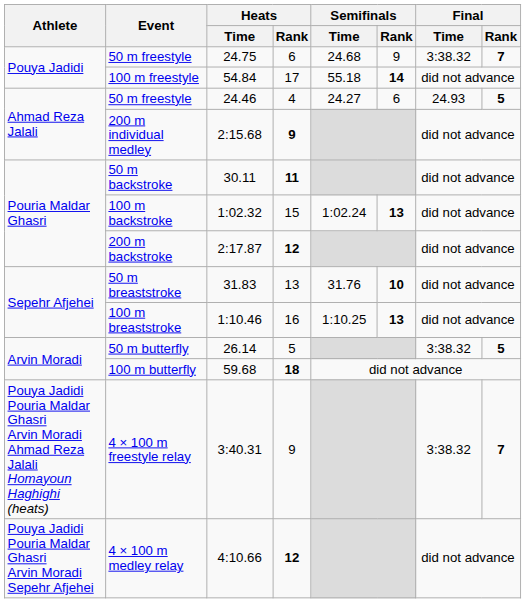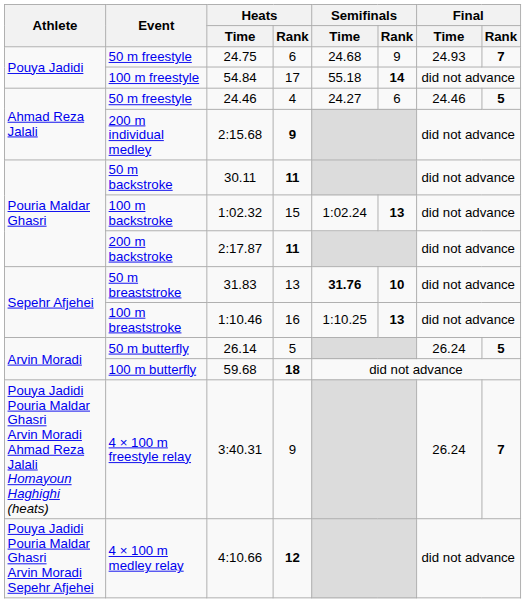(449, 57) 3:38.32 -> (449, 57) 24.93
(449, 99) 24.93 -> (449, 99) 24.46
(292, 249) 12 -> (292, 249) 11
(344, 285) normal -> (345, 285) bold
(449, 349) 3:38.32 -> (449, 349) 26.24
(449, 449) 3:38.32 -> (449, 449) 26.24
